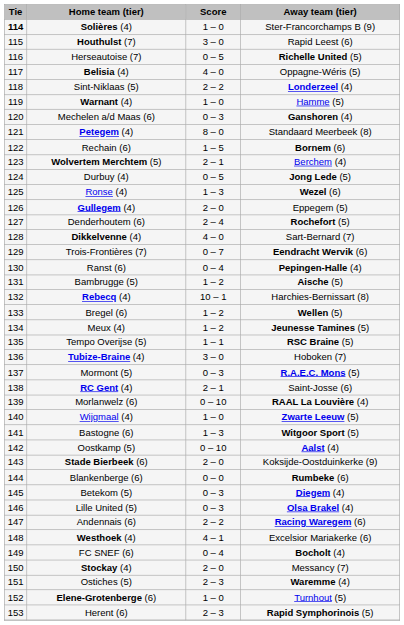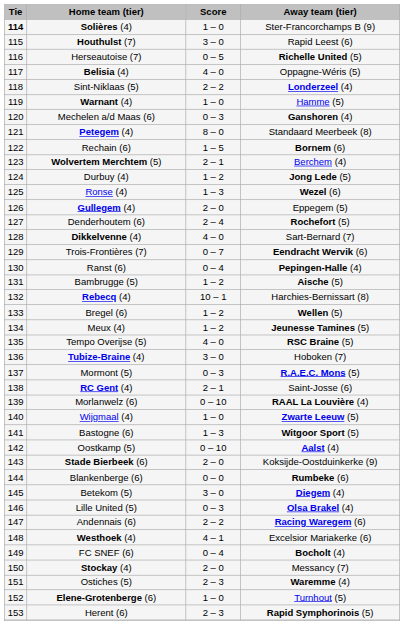(213, 177) 0 – 5 -> (213, 177) 1 – 2
(213, 343) 1 – 1 -> (213, 343) 4 – 0
(213, 493) 0 – 3 -> (213, 493) 3 – 0
